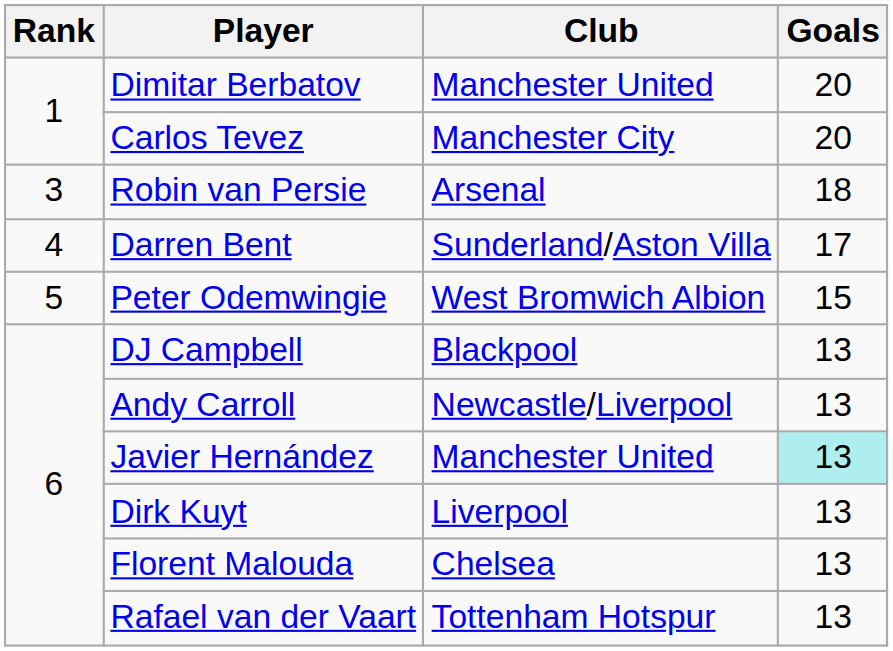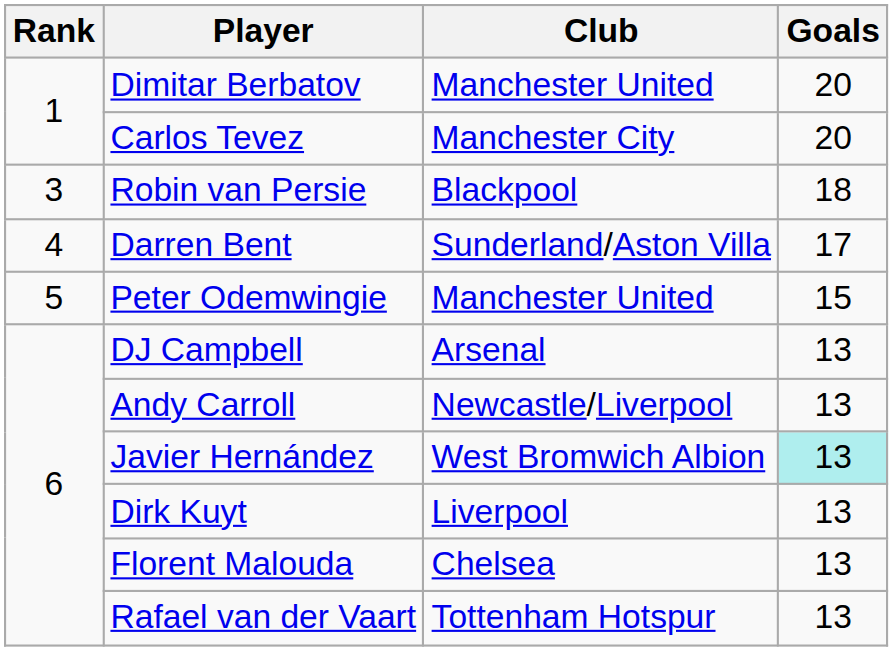(489, 191) Arsenal -> (504, 191) Blackpool
(598, 297) West Bromwich Albion -> (573, 297) Manchester United
(504, 350) Blackpool -> (489, 350) Arsenal
(573, 457) Manchester United -> (598, 457) West Bromwich Albion
